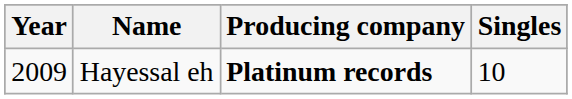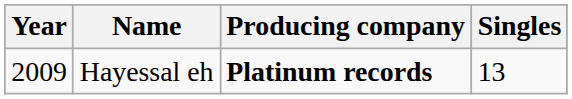(492, 70) 10 -> (492, 70) 13
